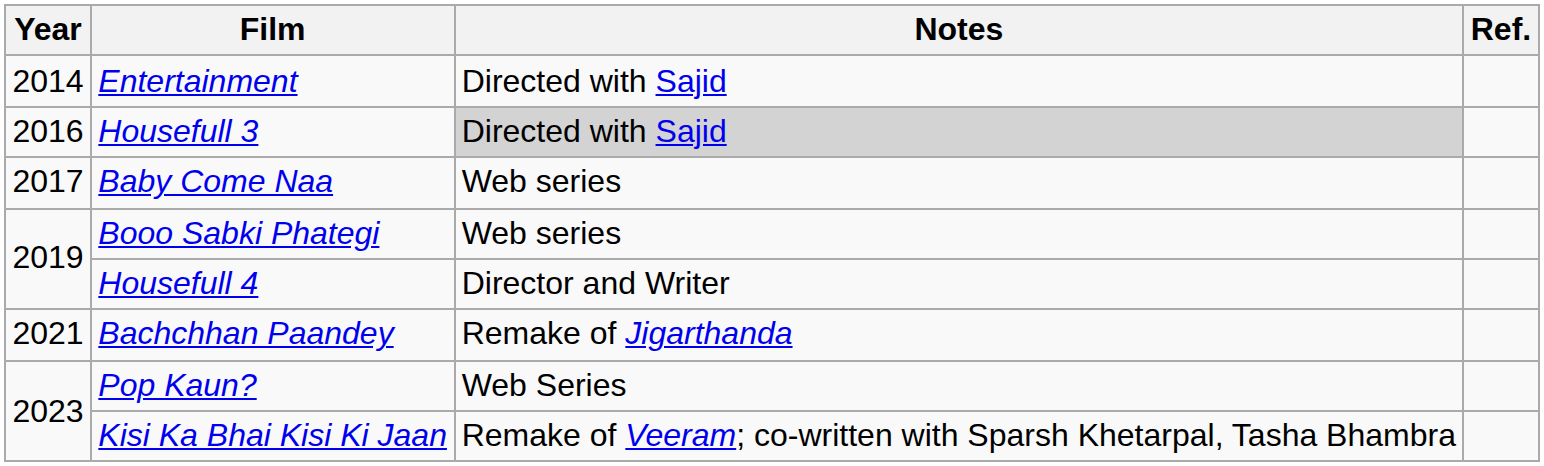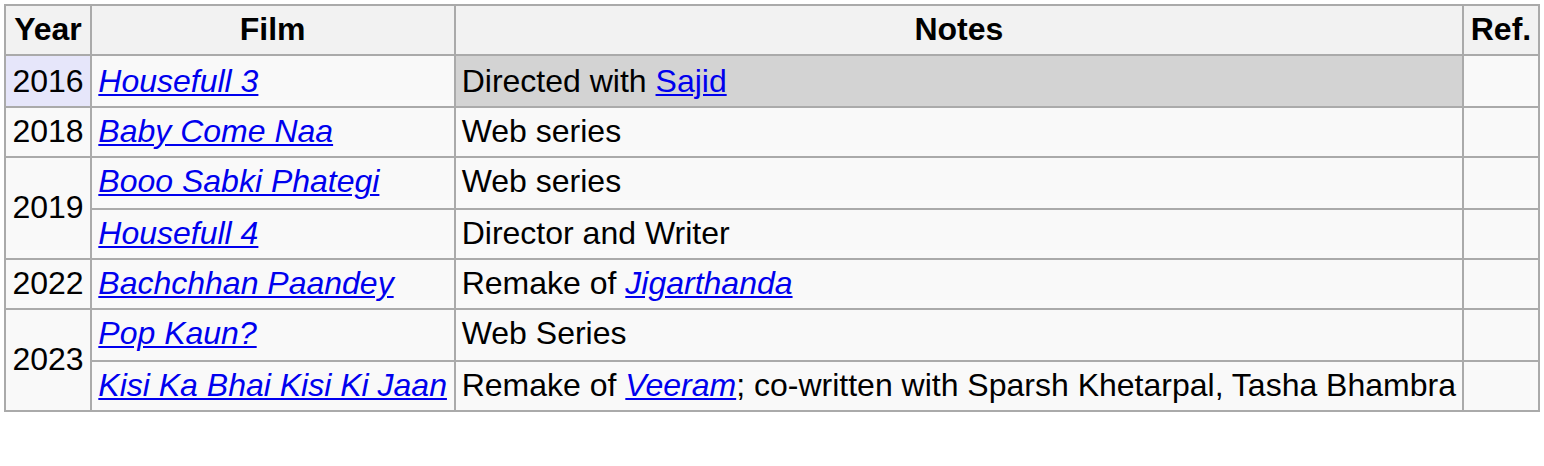- row: (198, 80)
(48, 131) no background -> (48, 80) lavender background
(48, 182) 2017 -> (48, 131) 2018
(48, 334) 2021 -> (48, 283) 2022
